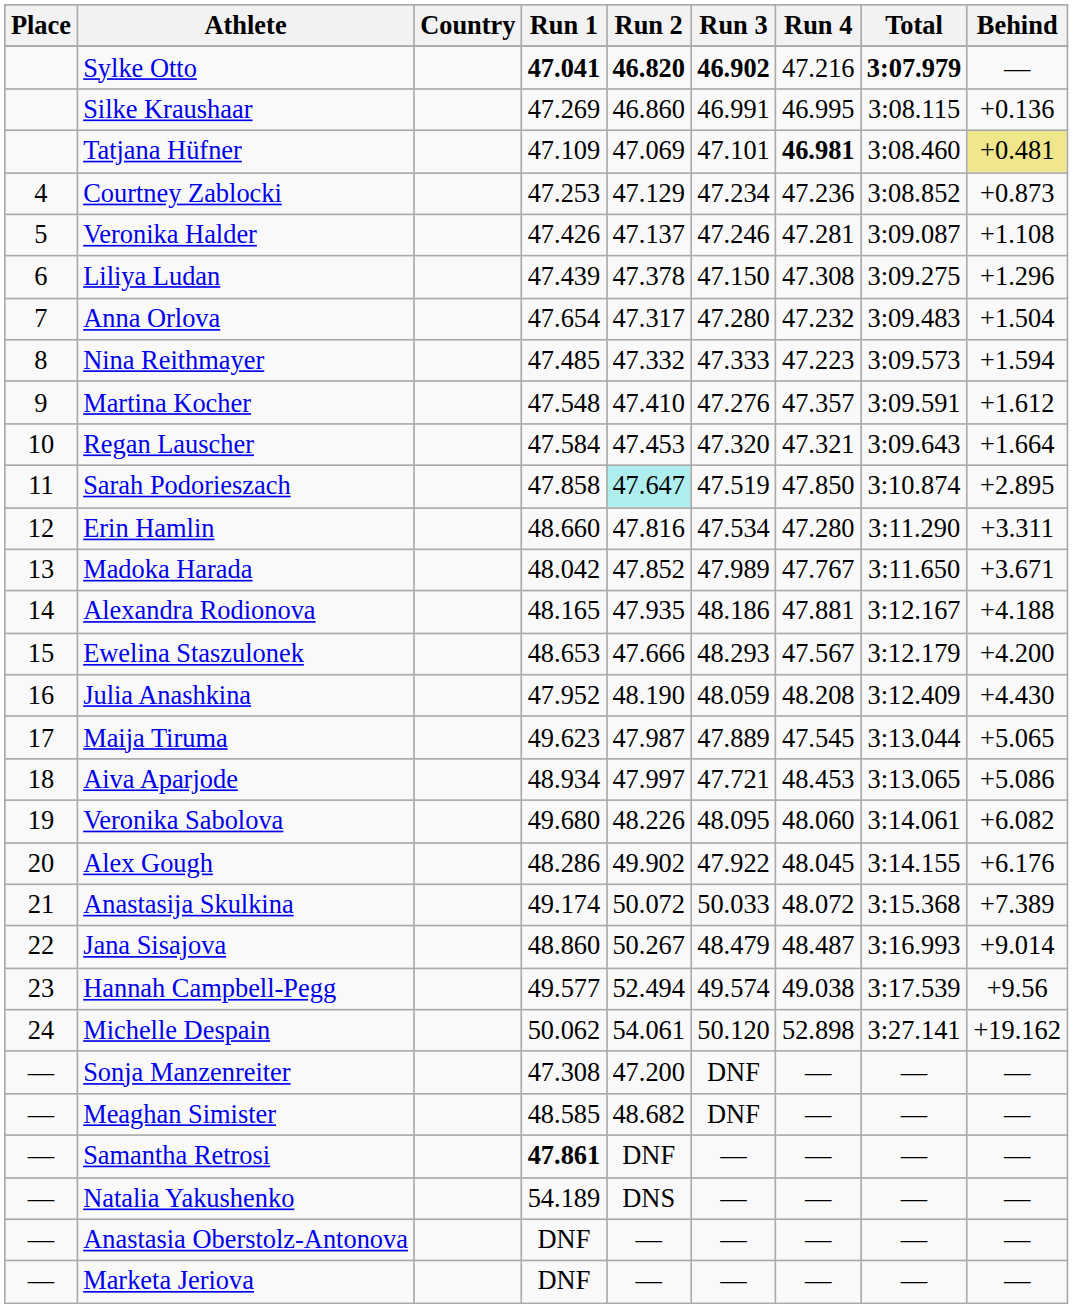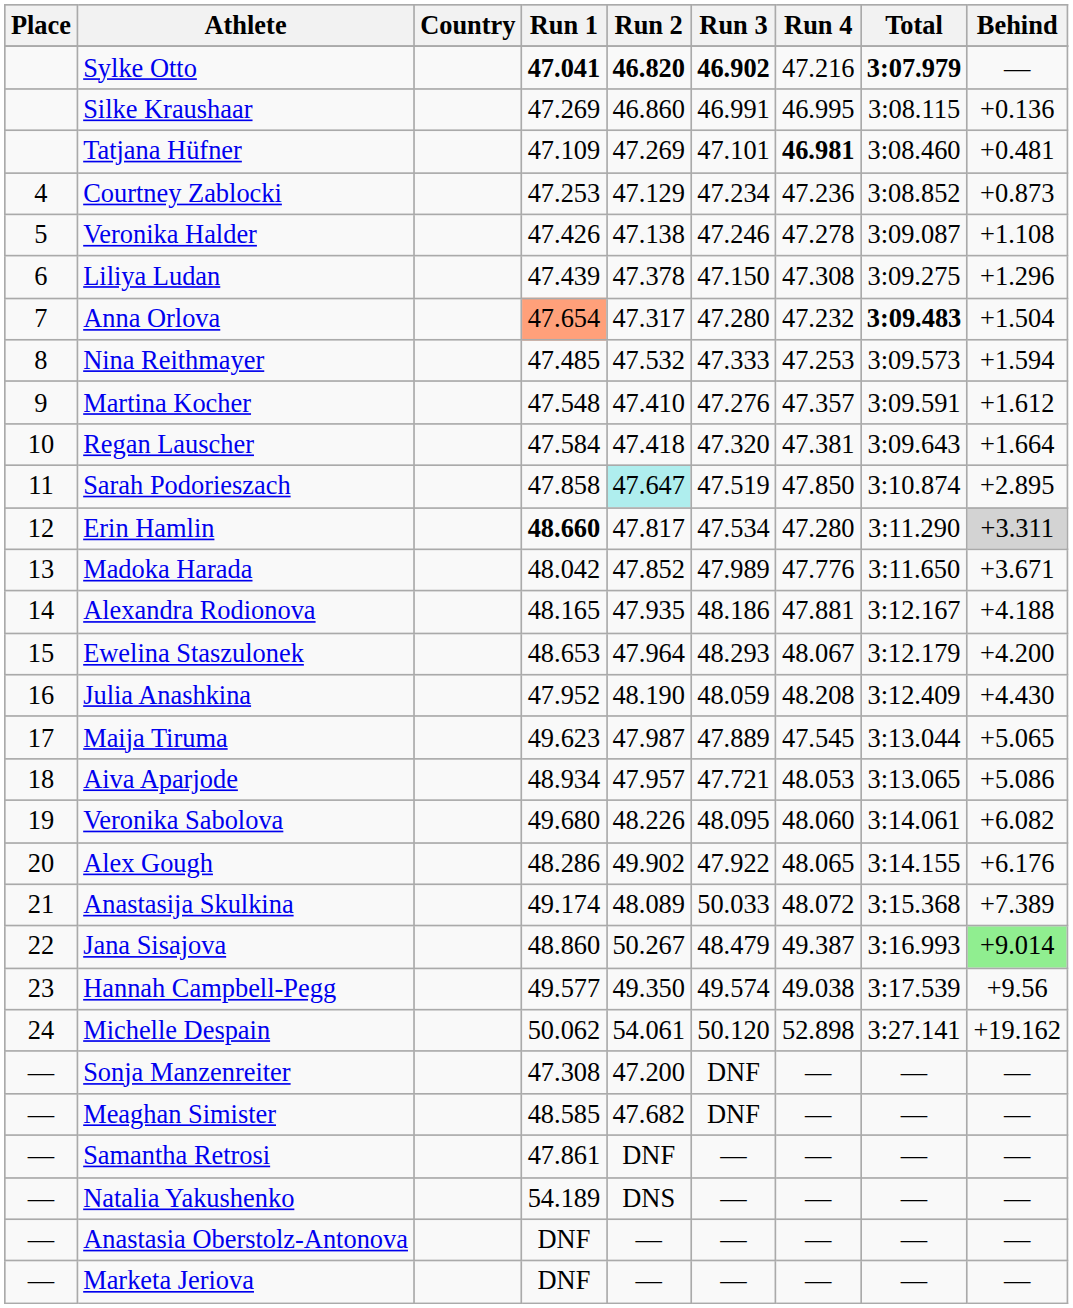(649, 151) 47.069 -> (649, 151) 47.269
(1017, 151) khaki background -> (1017, 151) no background
(649, 234) 47.137 -> (649, 234) 47.138
(818, 234) 47.281 -> (818, 234) 47.278
(564, 318) no background -> (564, 318) lightsalmon background
(914, 318) normal -> (914, 318) bold
(649, 360) 47.332 -> (649, 360) 47.532
(818, 360) 47.223 -> (818, 360) 47.253
(649, 444) 47.453 -> (649, 444) 47.418
(818, 444) 47.321 -> (818, 444) 47.381
(564, 527) normal -> (564, 527) bold
(649, 527) 47.816 -> (649, 527) 47.817
(1017, 527) no background -> (1017, 527) lightgrey background
(818, 569) 47.767 -> (818, 569) 47.776
(649, 653) 47.666 -> (649, 653) 47.964
(818, 653) 47.567 -> (818, 653) 48.067
(649, 779) 47.997 -> (649, 779) 47.957
(818, 779) 48.453 -> (818, 779) 48.053
(818, 862) 48.045 -> (818, 862) 48.065
(649, 904) 50.072 -> (649, 904) 48.089
(818, 946) 48.487 -> (818, 946) 49.387
(1017, 946) no background -> (1017, 946) lightgreen background
(649, 988) 52.494 -> (649, 988) 49.350
(649, 1114) 48.682 -> (649, 1114) 47.682
(564, 1155) bold -> (564, 1155) normal
